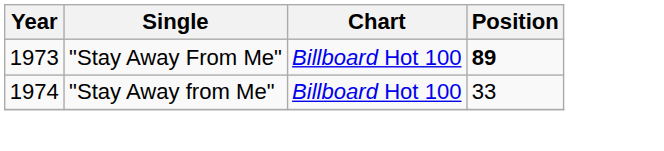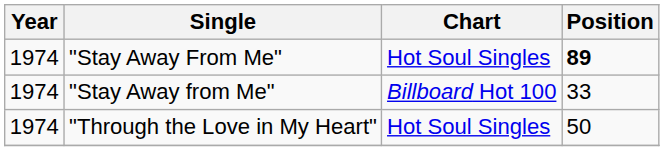(34, 57) 1973 -> (34, 57) 1974
(377, 57) Billboard Hot 100 -> (469, 57) Hot Soul Singles
+ row: (223, 127)
